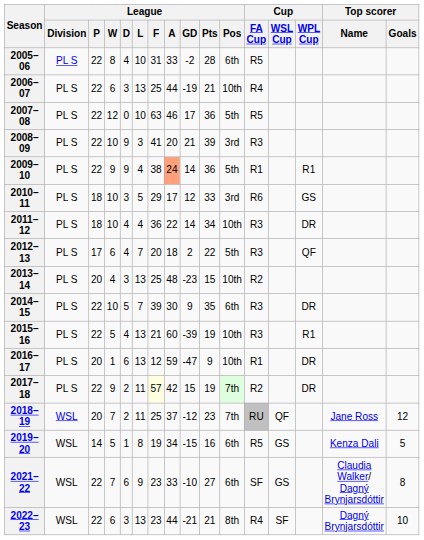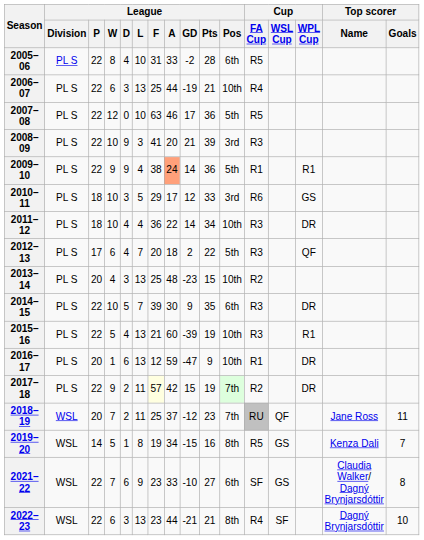(403, 416) 12 -> (403, 416) 11
(232, 444) 6th -> (232, 444) 8th
(403, 444) 5 -> (403, 444) 7
